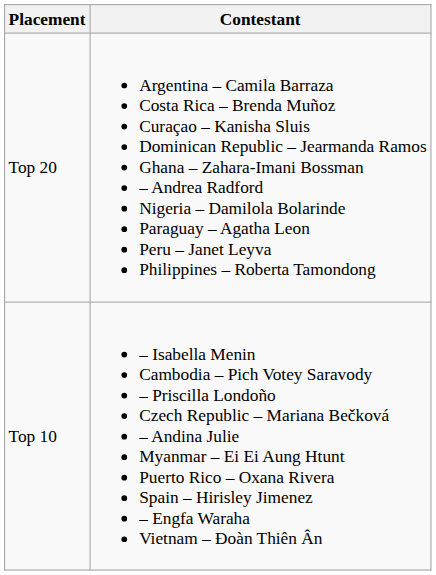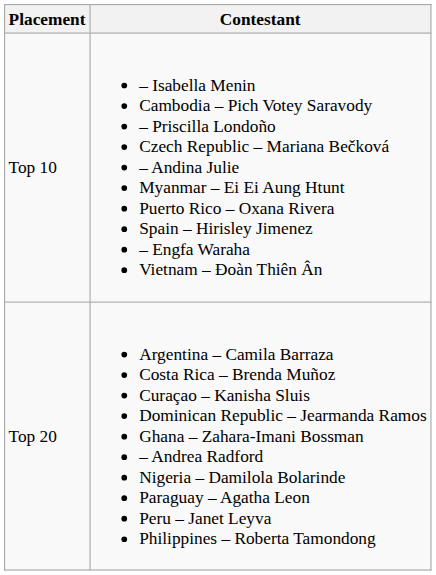rows swapped: (33, 435) <-> (33, 167)
